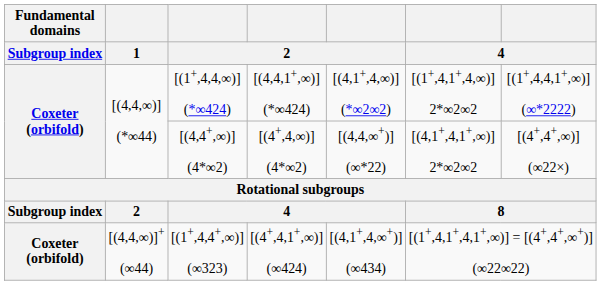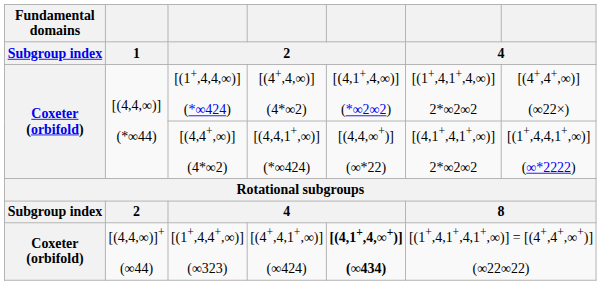(287, 92) [(4,4,1+,∞)] (*∞424) -> (287, 92) [(4+,4,∞)] (4*∞2)
(549, 92) [(1+,4,4,1+,∞)] (∞*2222) -> (549, 92) [(4+,4+,∞)] (∞22×)
(287, 150) [(4+,4,∞)] (4*∞2) -> (287, 150) [(4,4,1+,∞)] (*∞424)
(549, 150) [(4+,4+,∞)] (∞22×) -> (549, 150) [(1+,4,4,1+,∞)] (∞*2222)
(366, 251) normal -> (366, 251) bold
